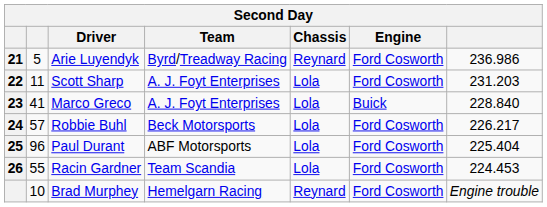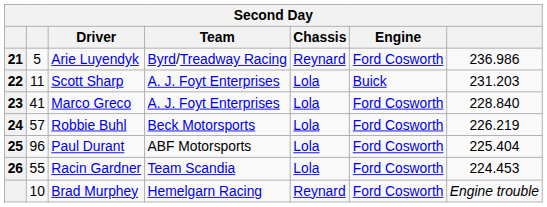(398, 81) Ford Cosworth -> (370, 81) Buick
(370, 103) Buick -> (398, 103) Ford Cosworth
(494, 125) 226.217 -> (494, 125) 226.219
